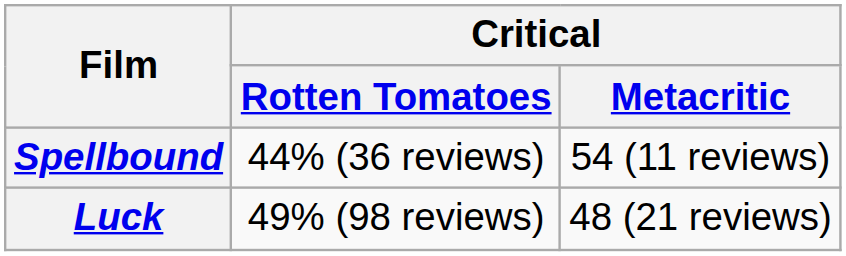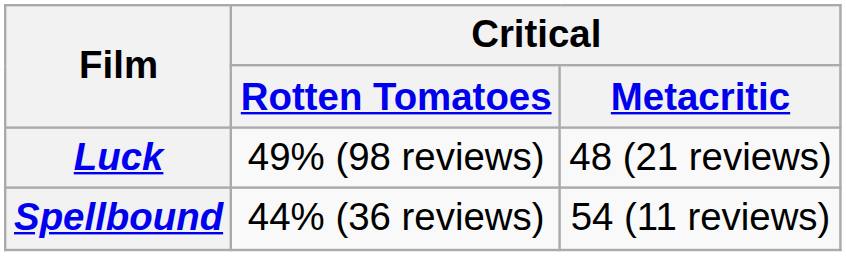rows swapped: (119, 217) <-> (119, 156)
